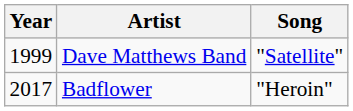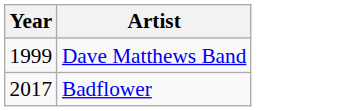- column: (300, 21)
